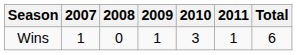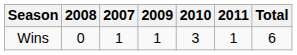columns swapped: (81, 15) <-> (119, 15)
